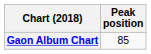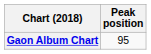(123, 40) 85 -> (123, 40) 95
